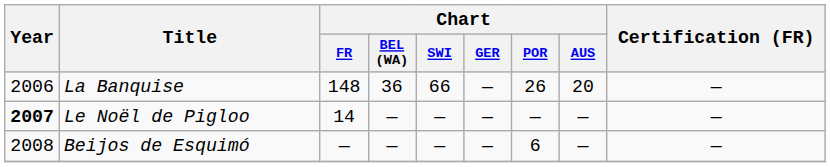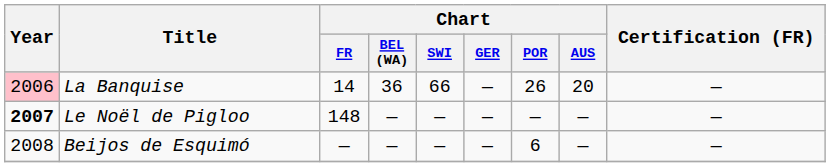(32, 87) no background -> (32, 87) pink background
(344, 87) 148 -> (344, 87) 14
(344, 116) 14 -> (344, 116) 148
